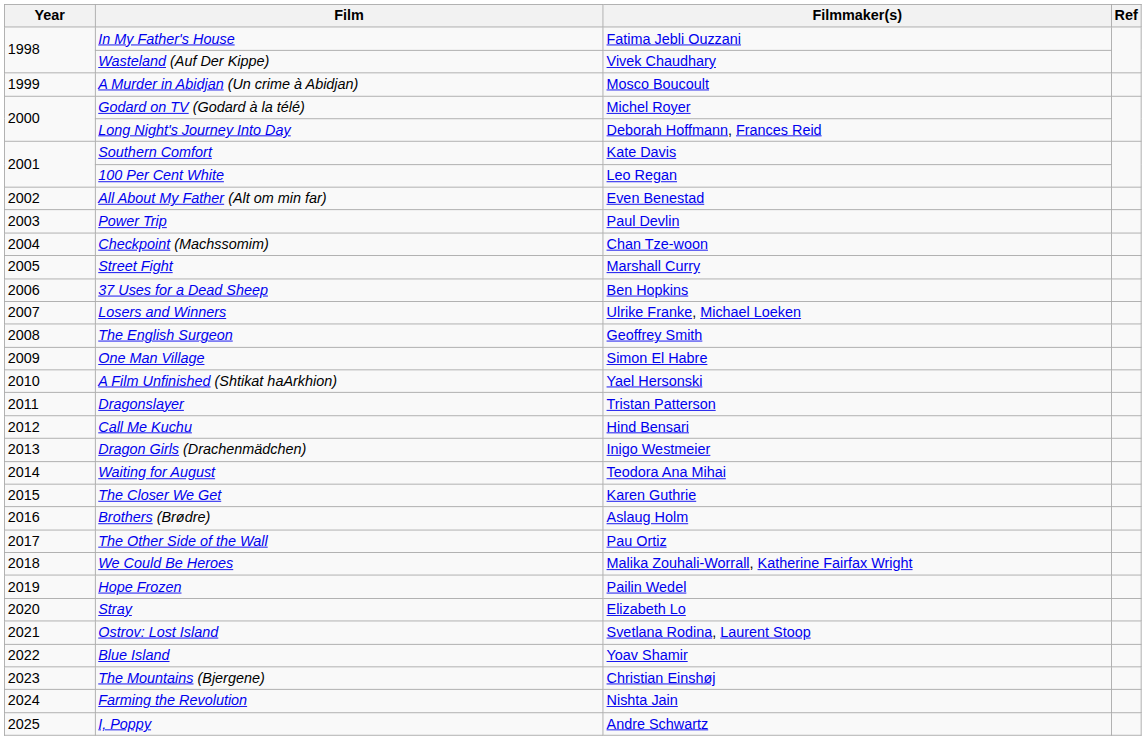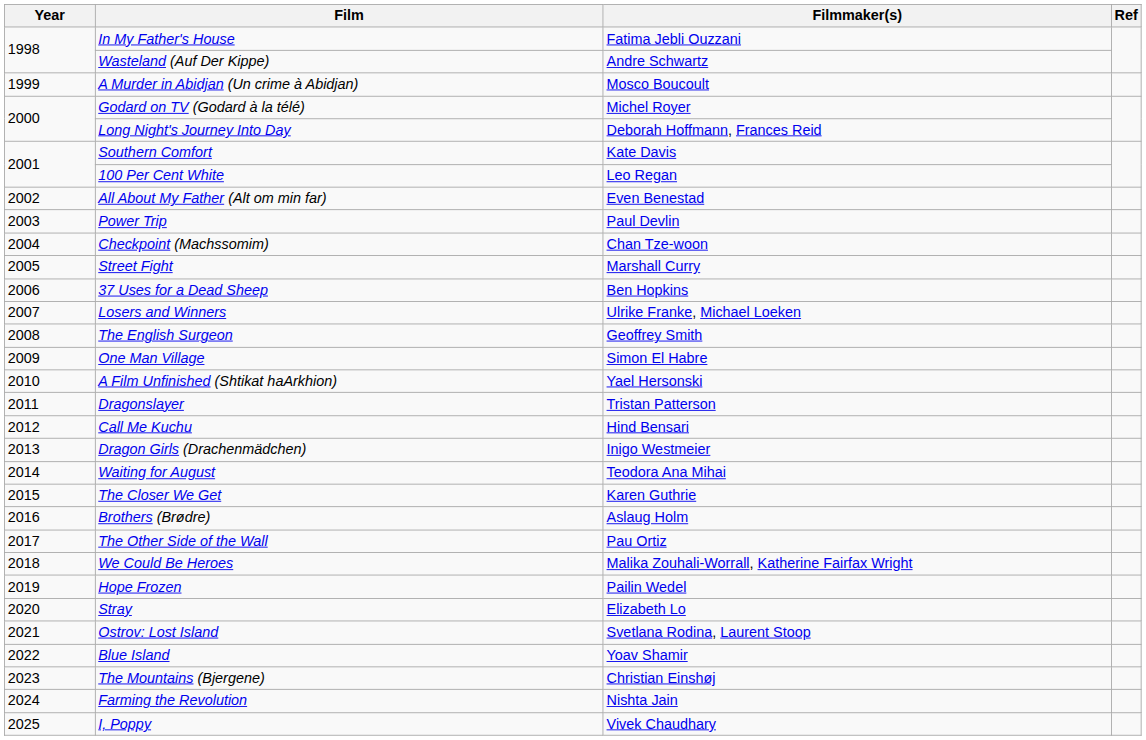(661, 61) Vivek Chaudhary -> (657, 61) Andre Schwartz
(657, 723) Andre Schwartz -> (661, 723) Vivek Chaudhary
